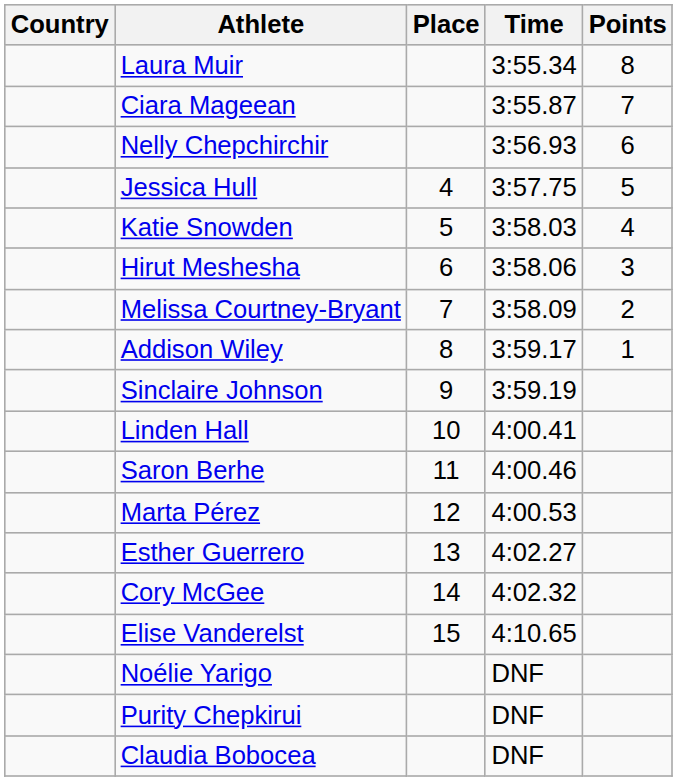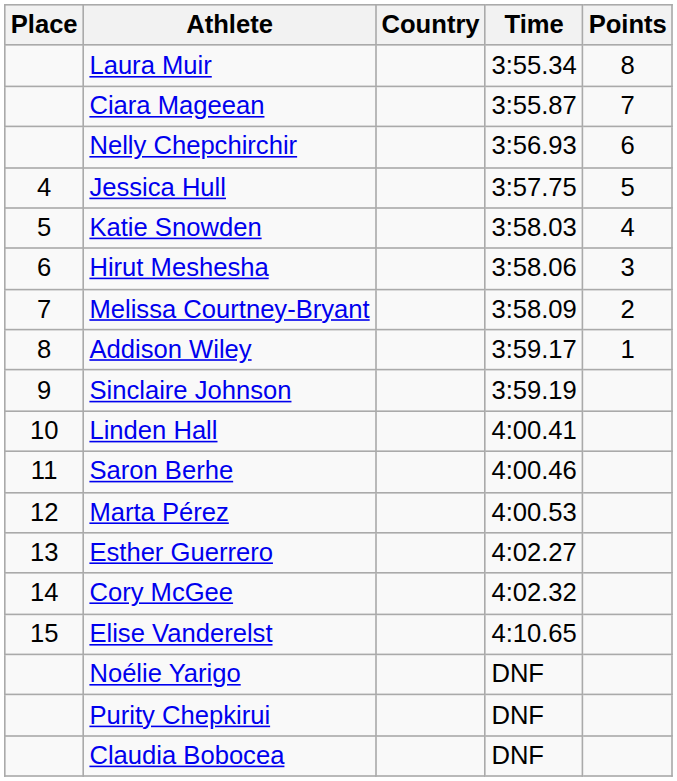columns swapped: (446, 24) <-> (60, 24)
